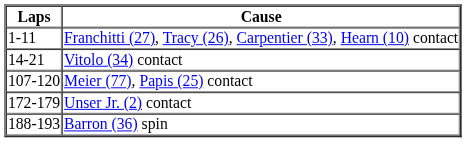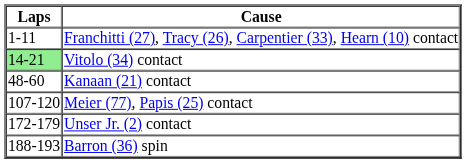(26, 59) no background -> (26, 59) lightgreen background
+ row: (128, 81)
